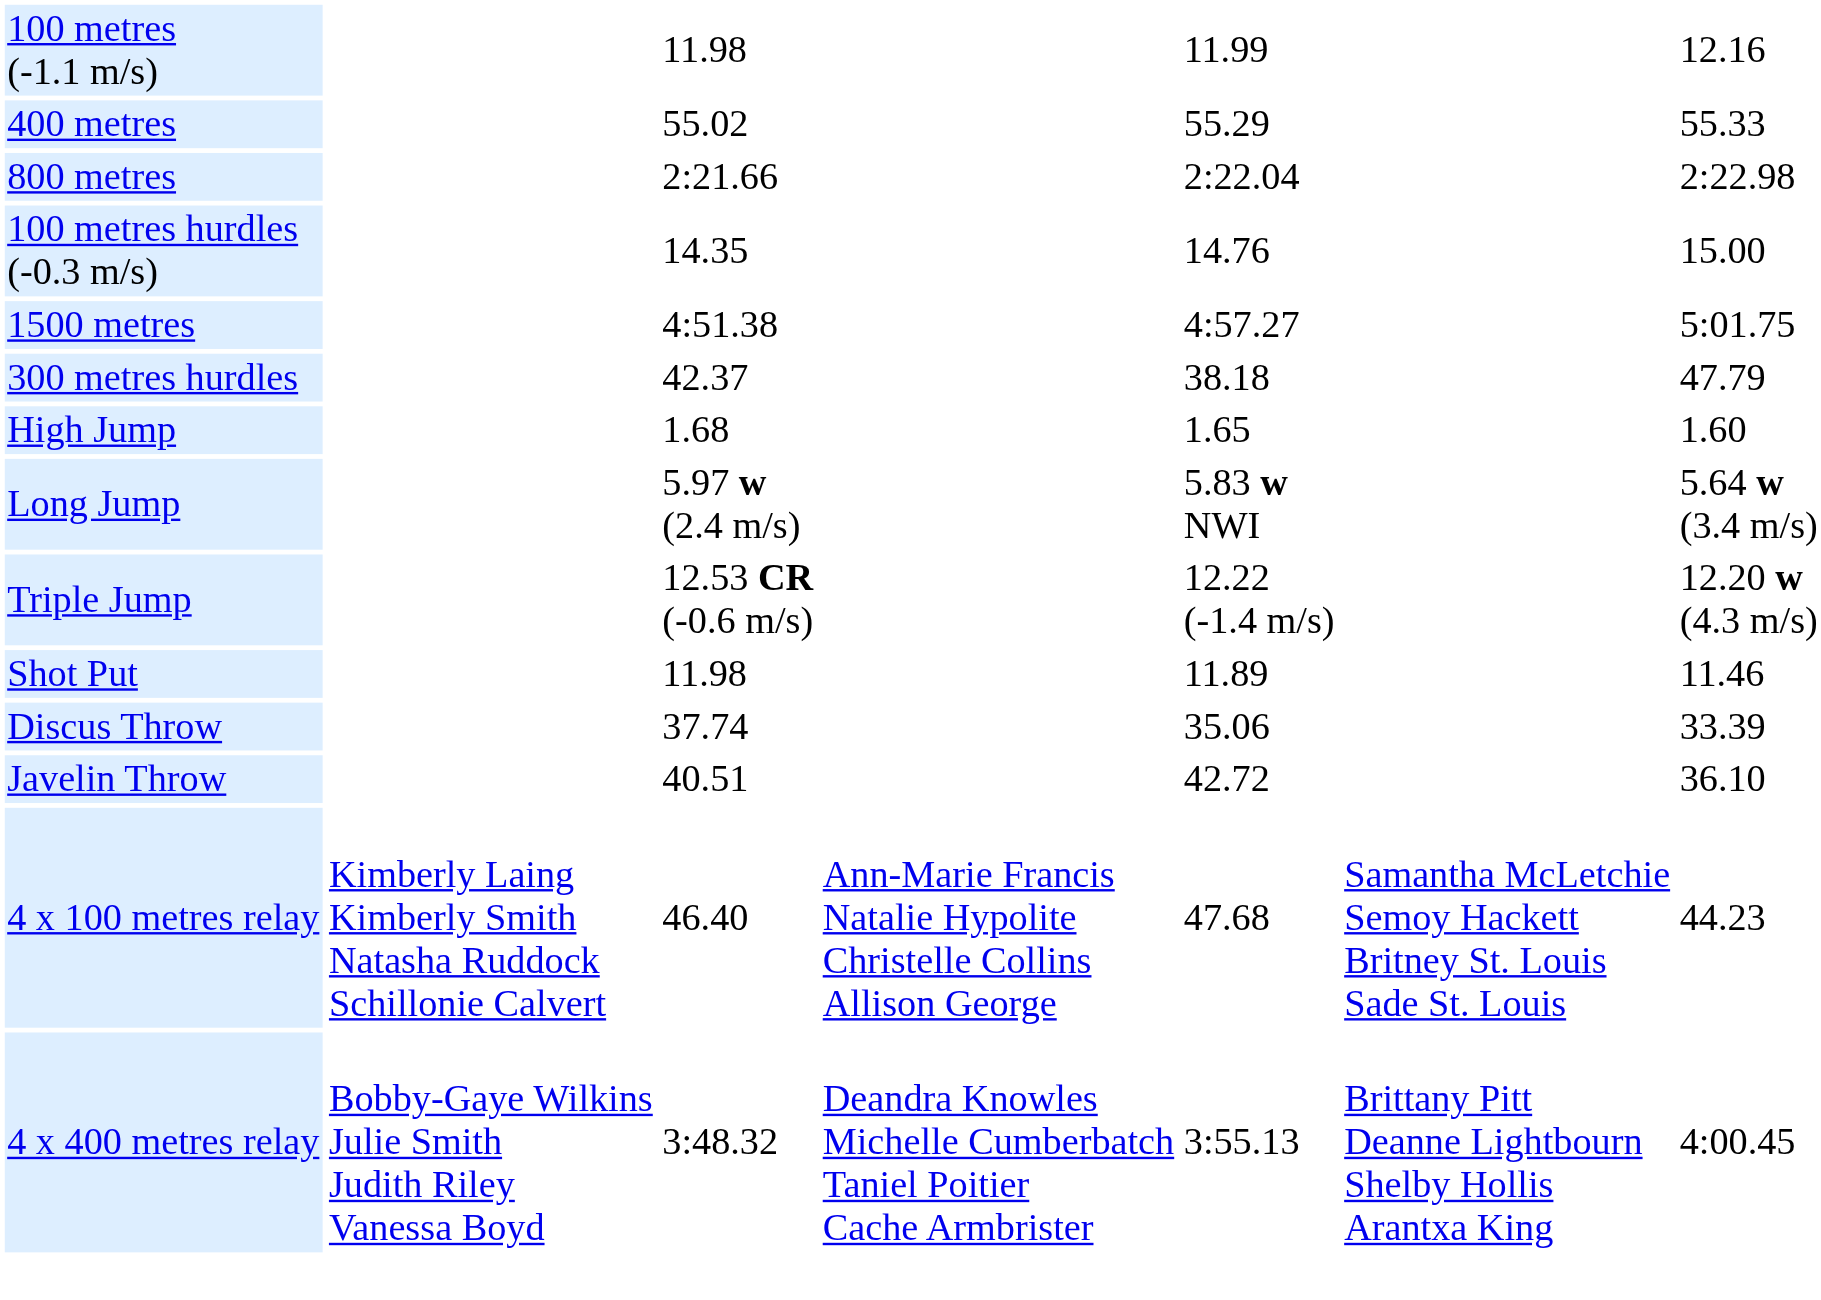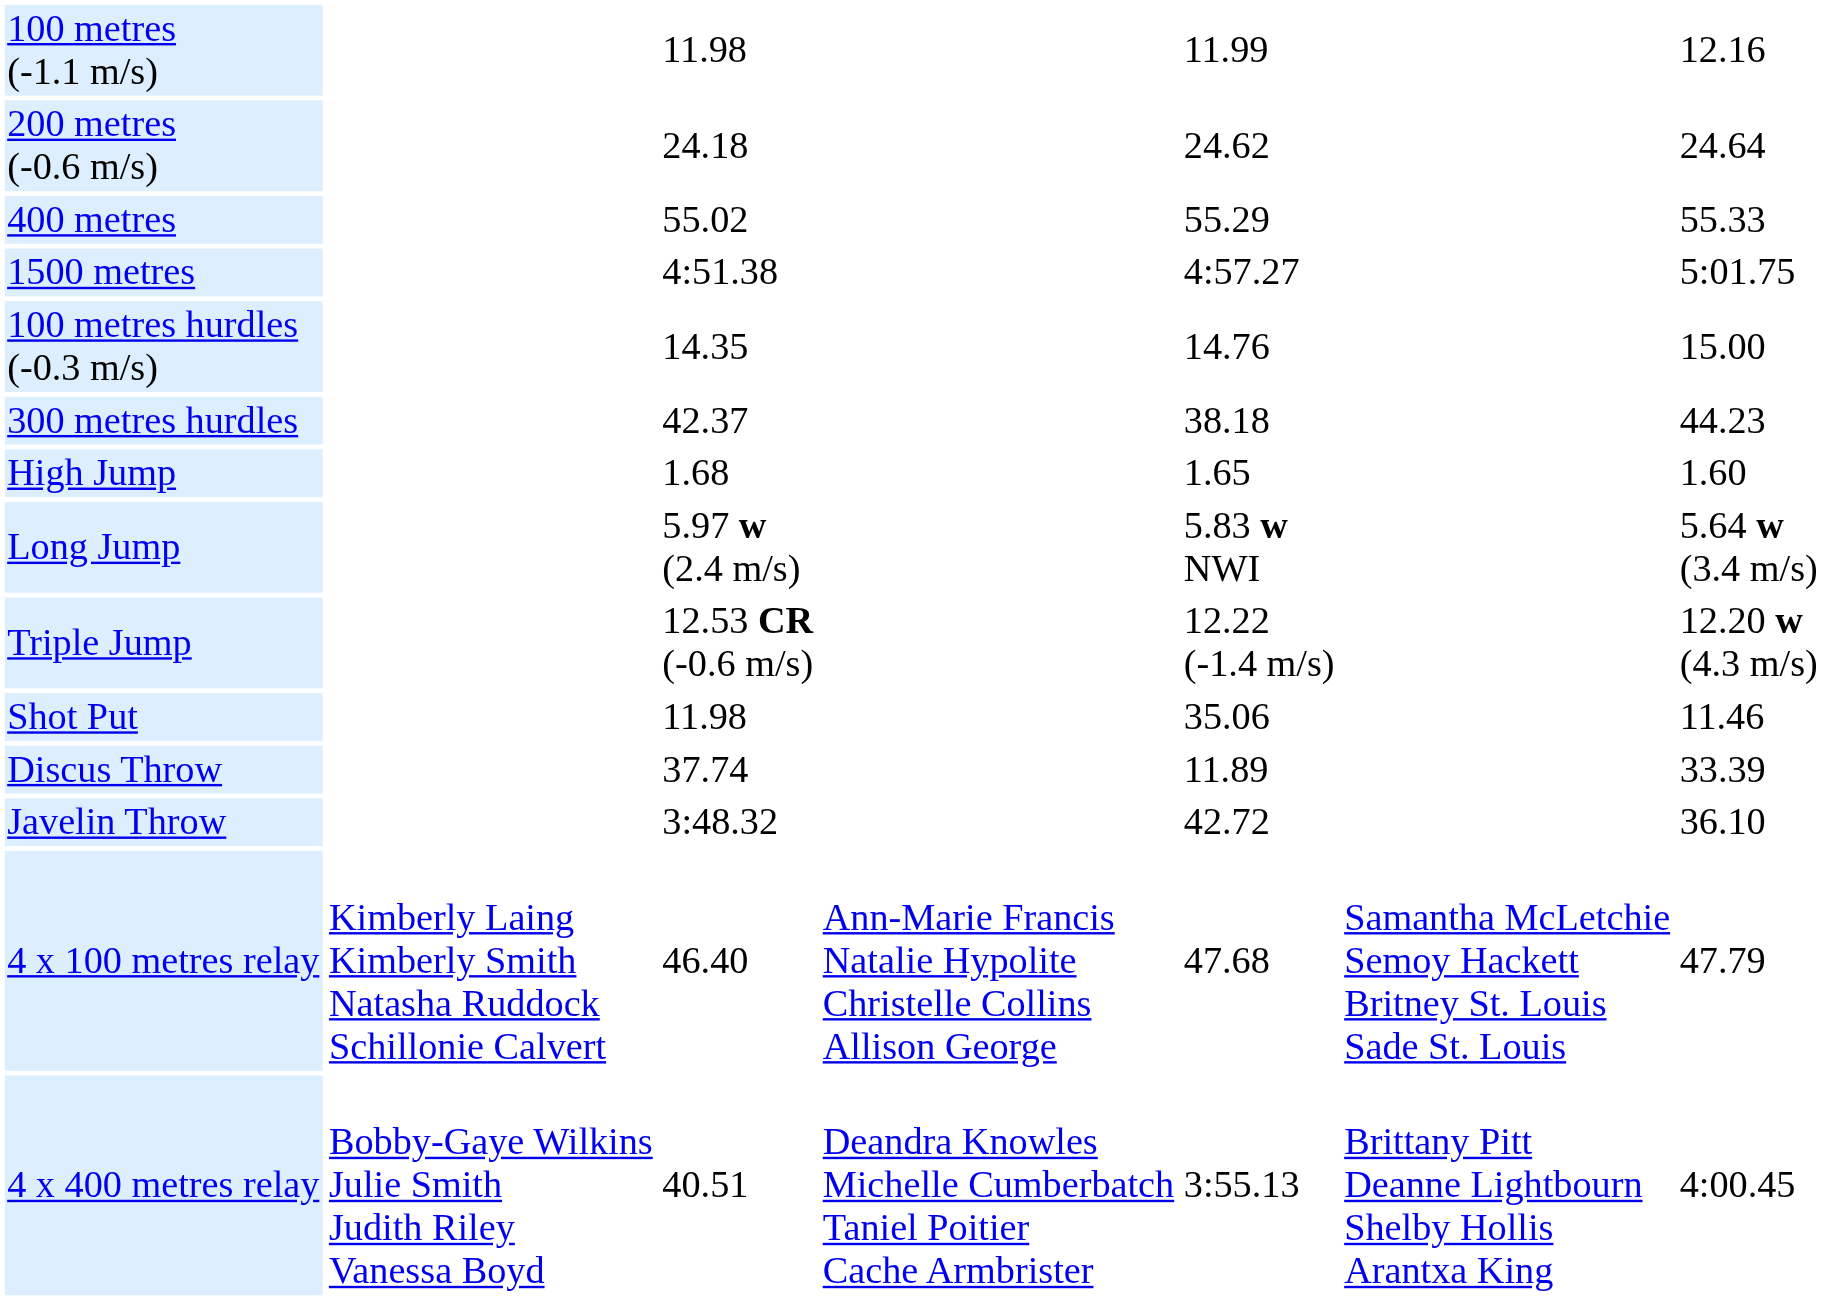+ row: (92, 145)
- row: (92, 176)
rows swapped: (101, 324) <-> (153, 250)
(1723, 376) 47.79 -> (1723, 419) 44.23
(1226, 673) 11.89 -> (1227, 716) 35.06
(1227, 725) 35.06 -> (1226, 768) 11.89
(705, 778) 40.51 -> (720, 821) 3:48.32
(1723, 917) 44.23 -> (1723, 960) 47.79
(720, 1141) 3:48.32 -> (705, 1184) 40.51
